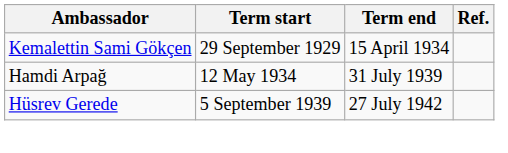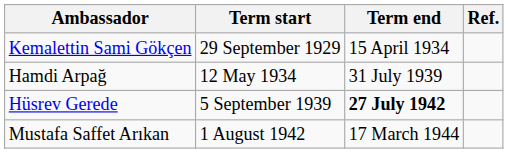(395, 104) normal -> (397, 104) bold
+ row: (89, 133)
